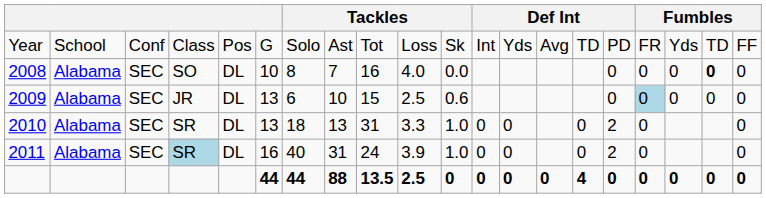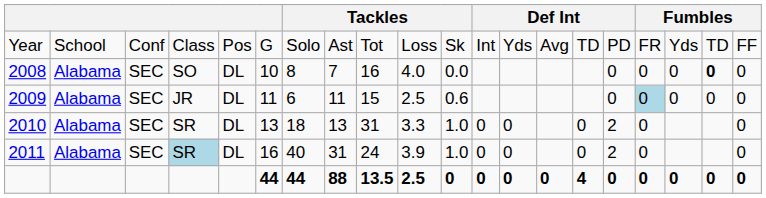(269, 98) 13 -> (268, 98) 11
(338, 98) 10 -> (337, 98) 11
